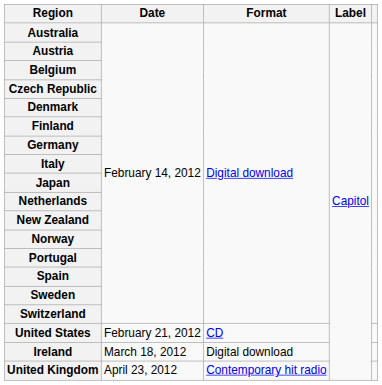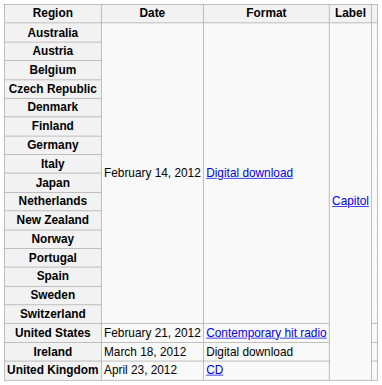(215, 333) CD -> (266, 333) Contemporary hit radio
(266, 370) Contemporary hit radio -> (215, 370) CD
